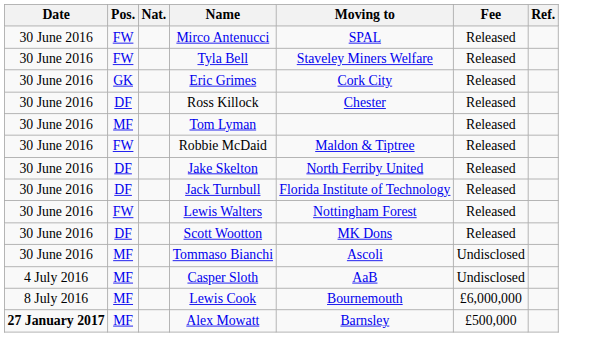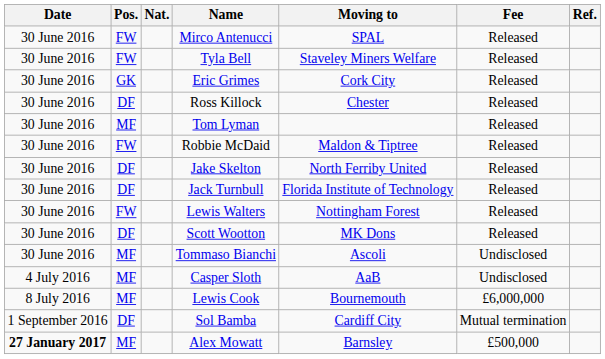+ row: (226, 320)
